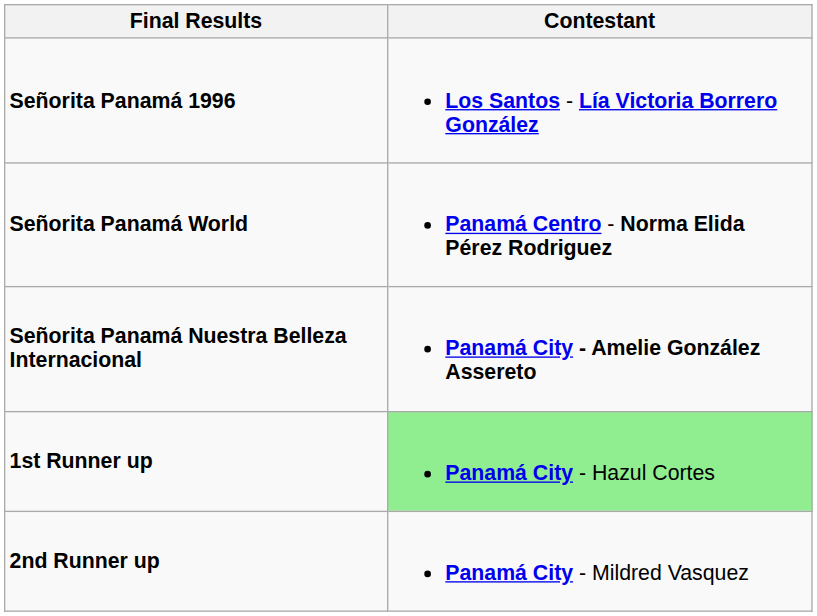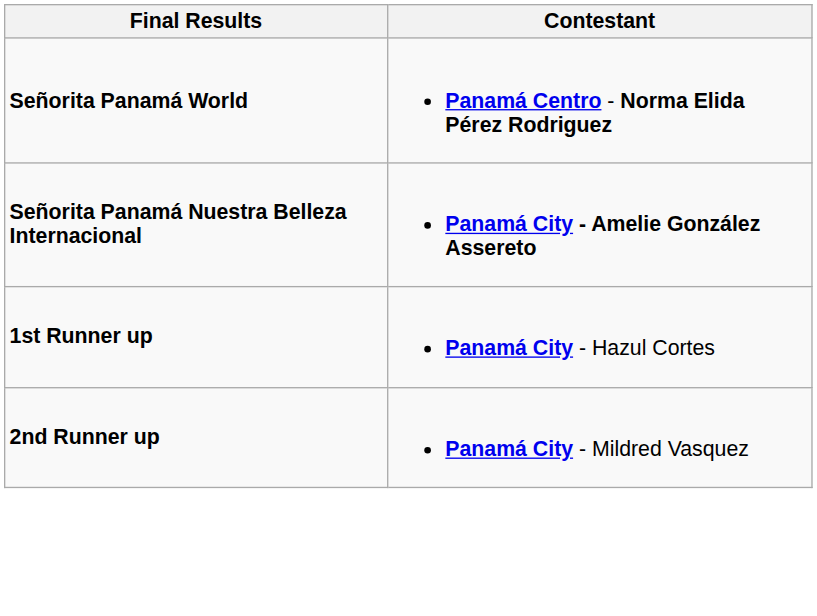- row: (123, 100)
(600, 473) lightgreen background -> (600, 349) no background
